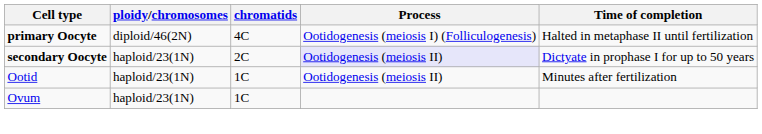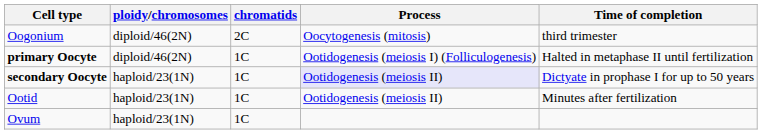+ row: (35, 35)
(242, 35) 4C -> (242, 56) 1C
(242, 56) 2C -> (242, 77) 1C
